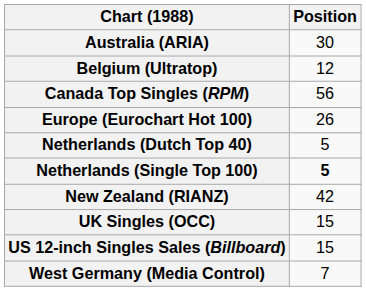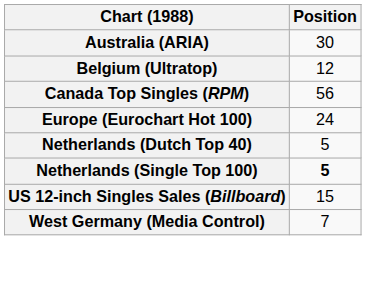(325, 119) 26 -> (325, 119) 24
- row: (147, 196)
- row: (147, 222)
